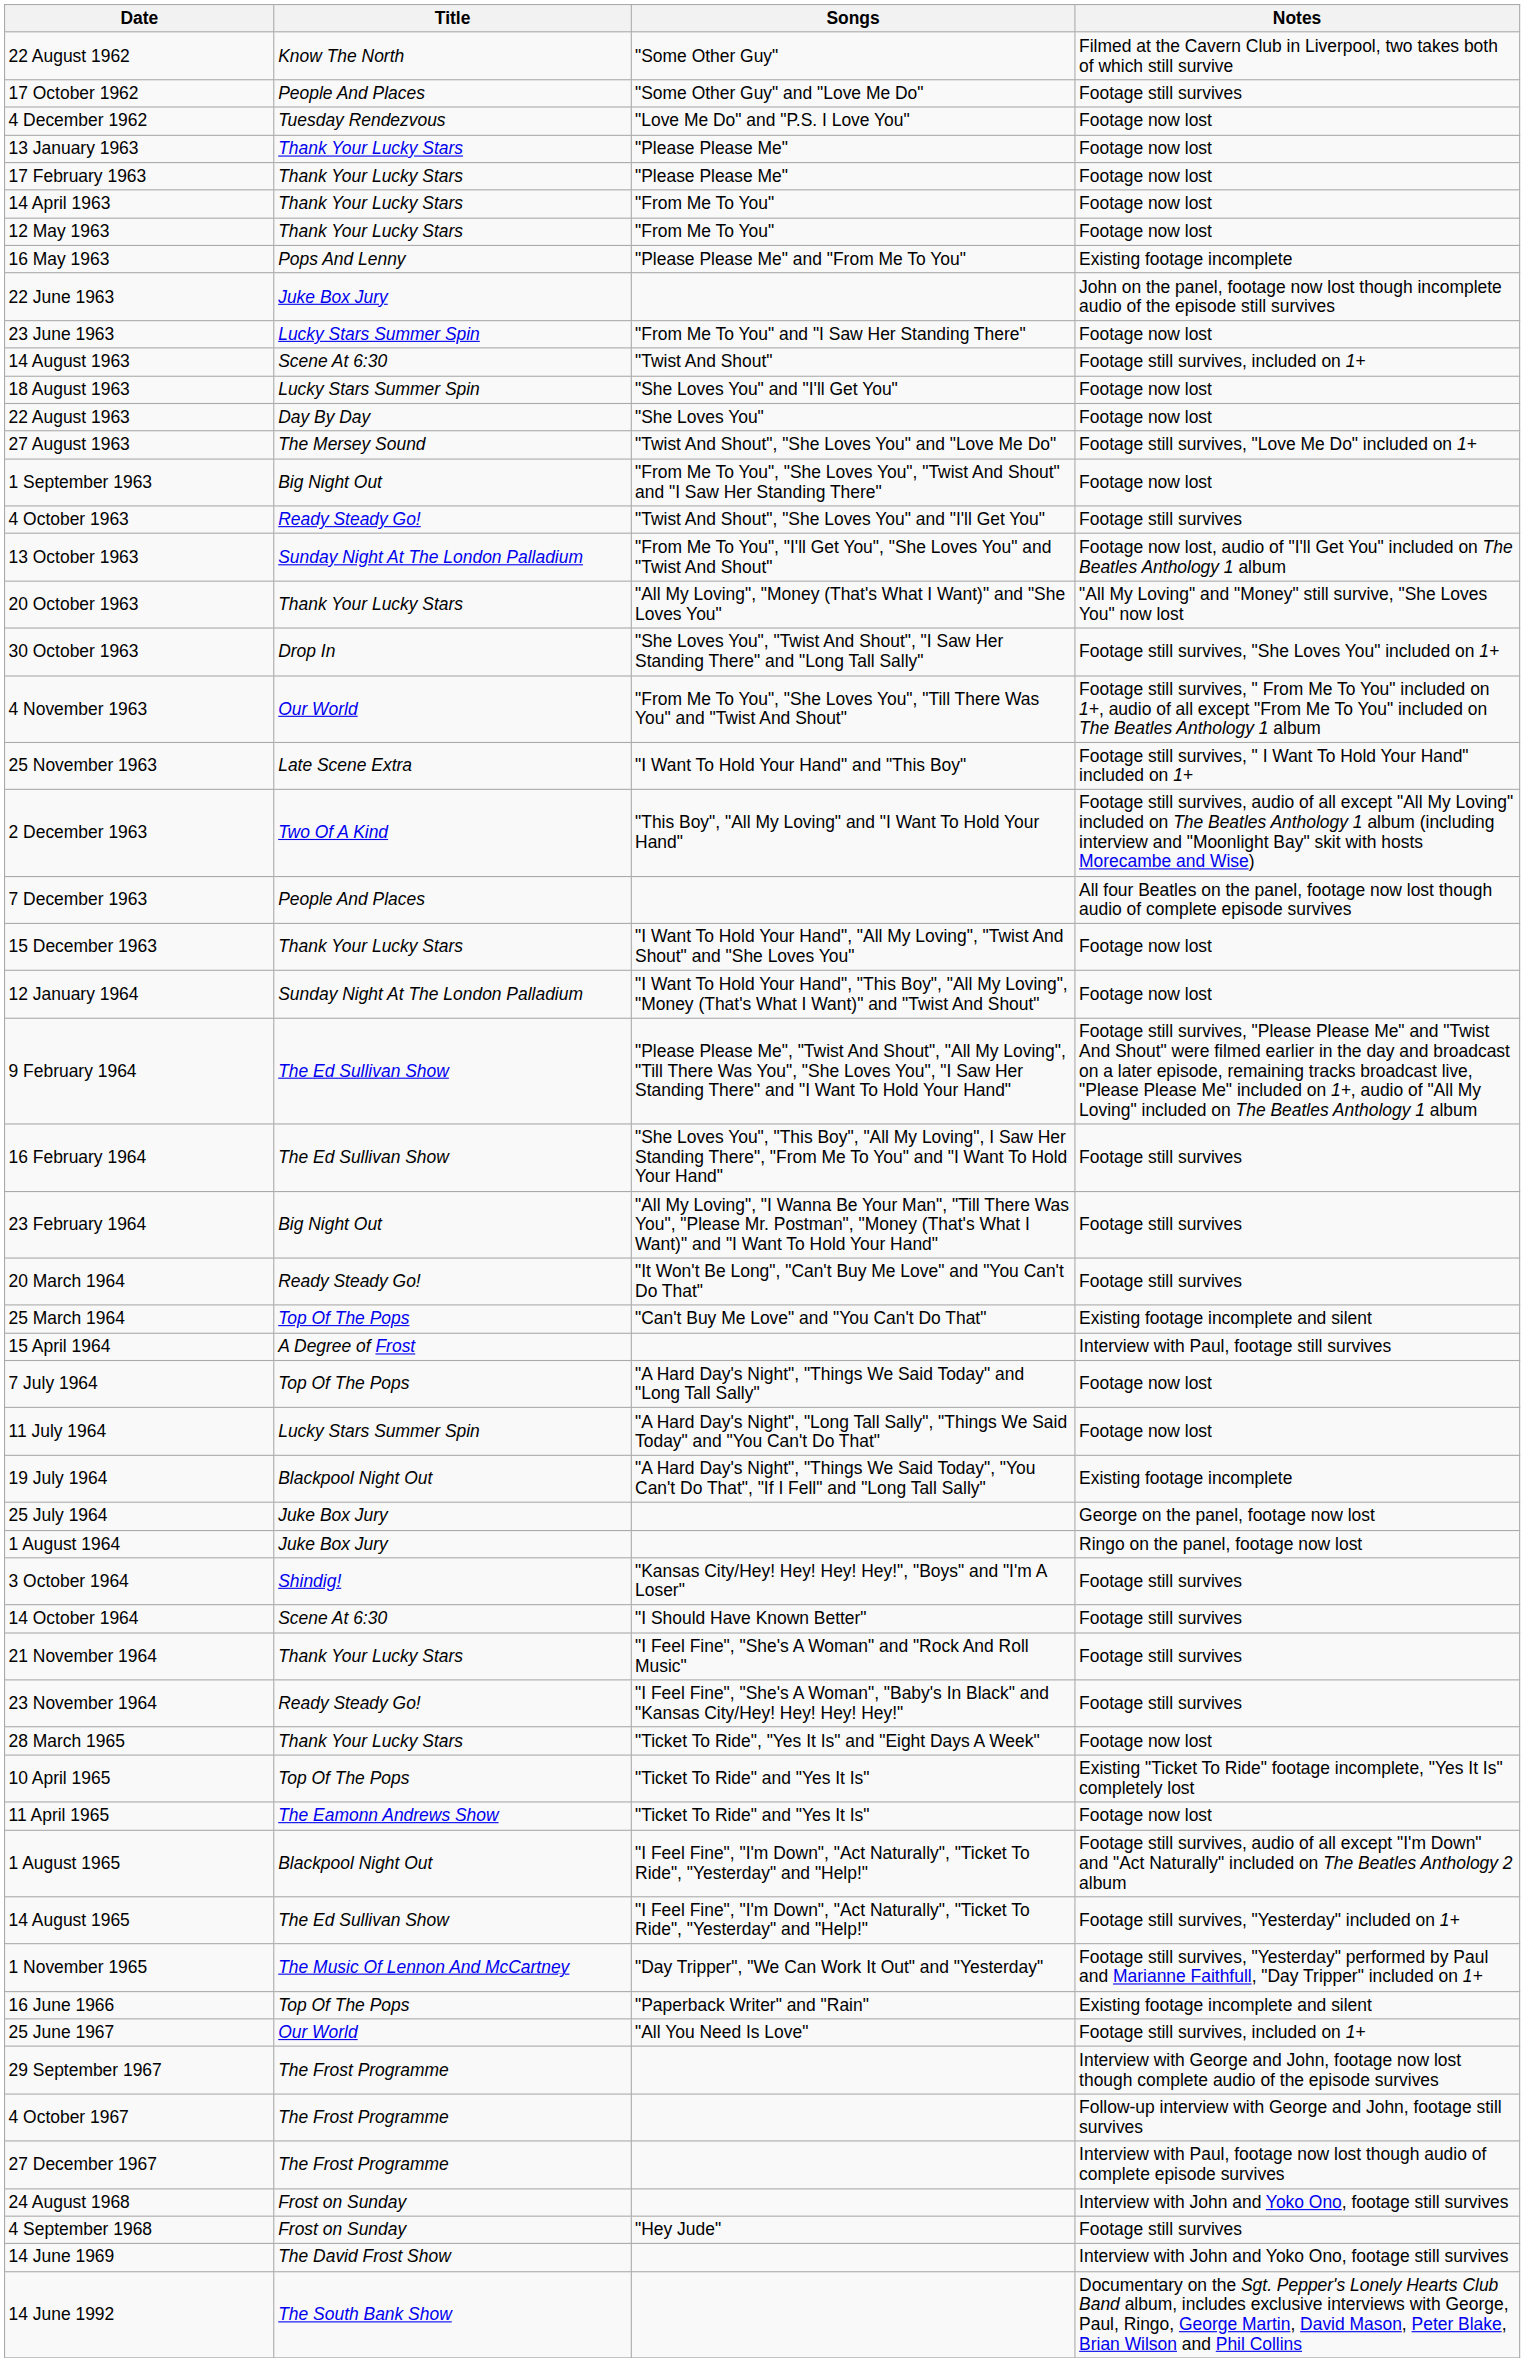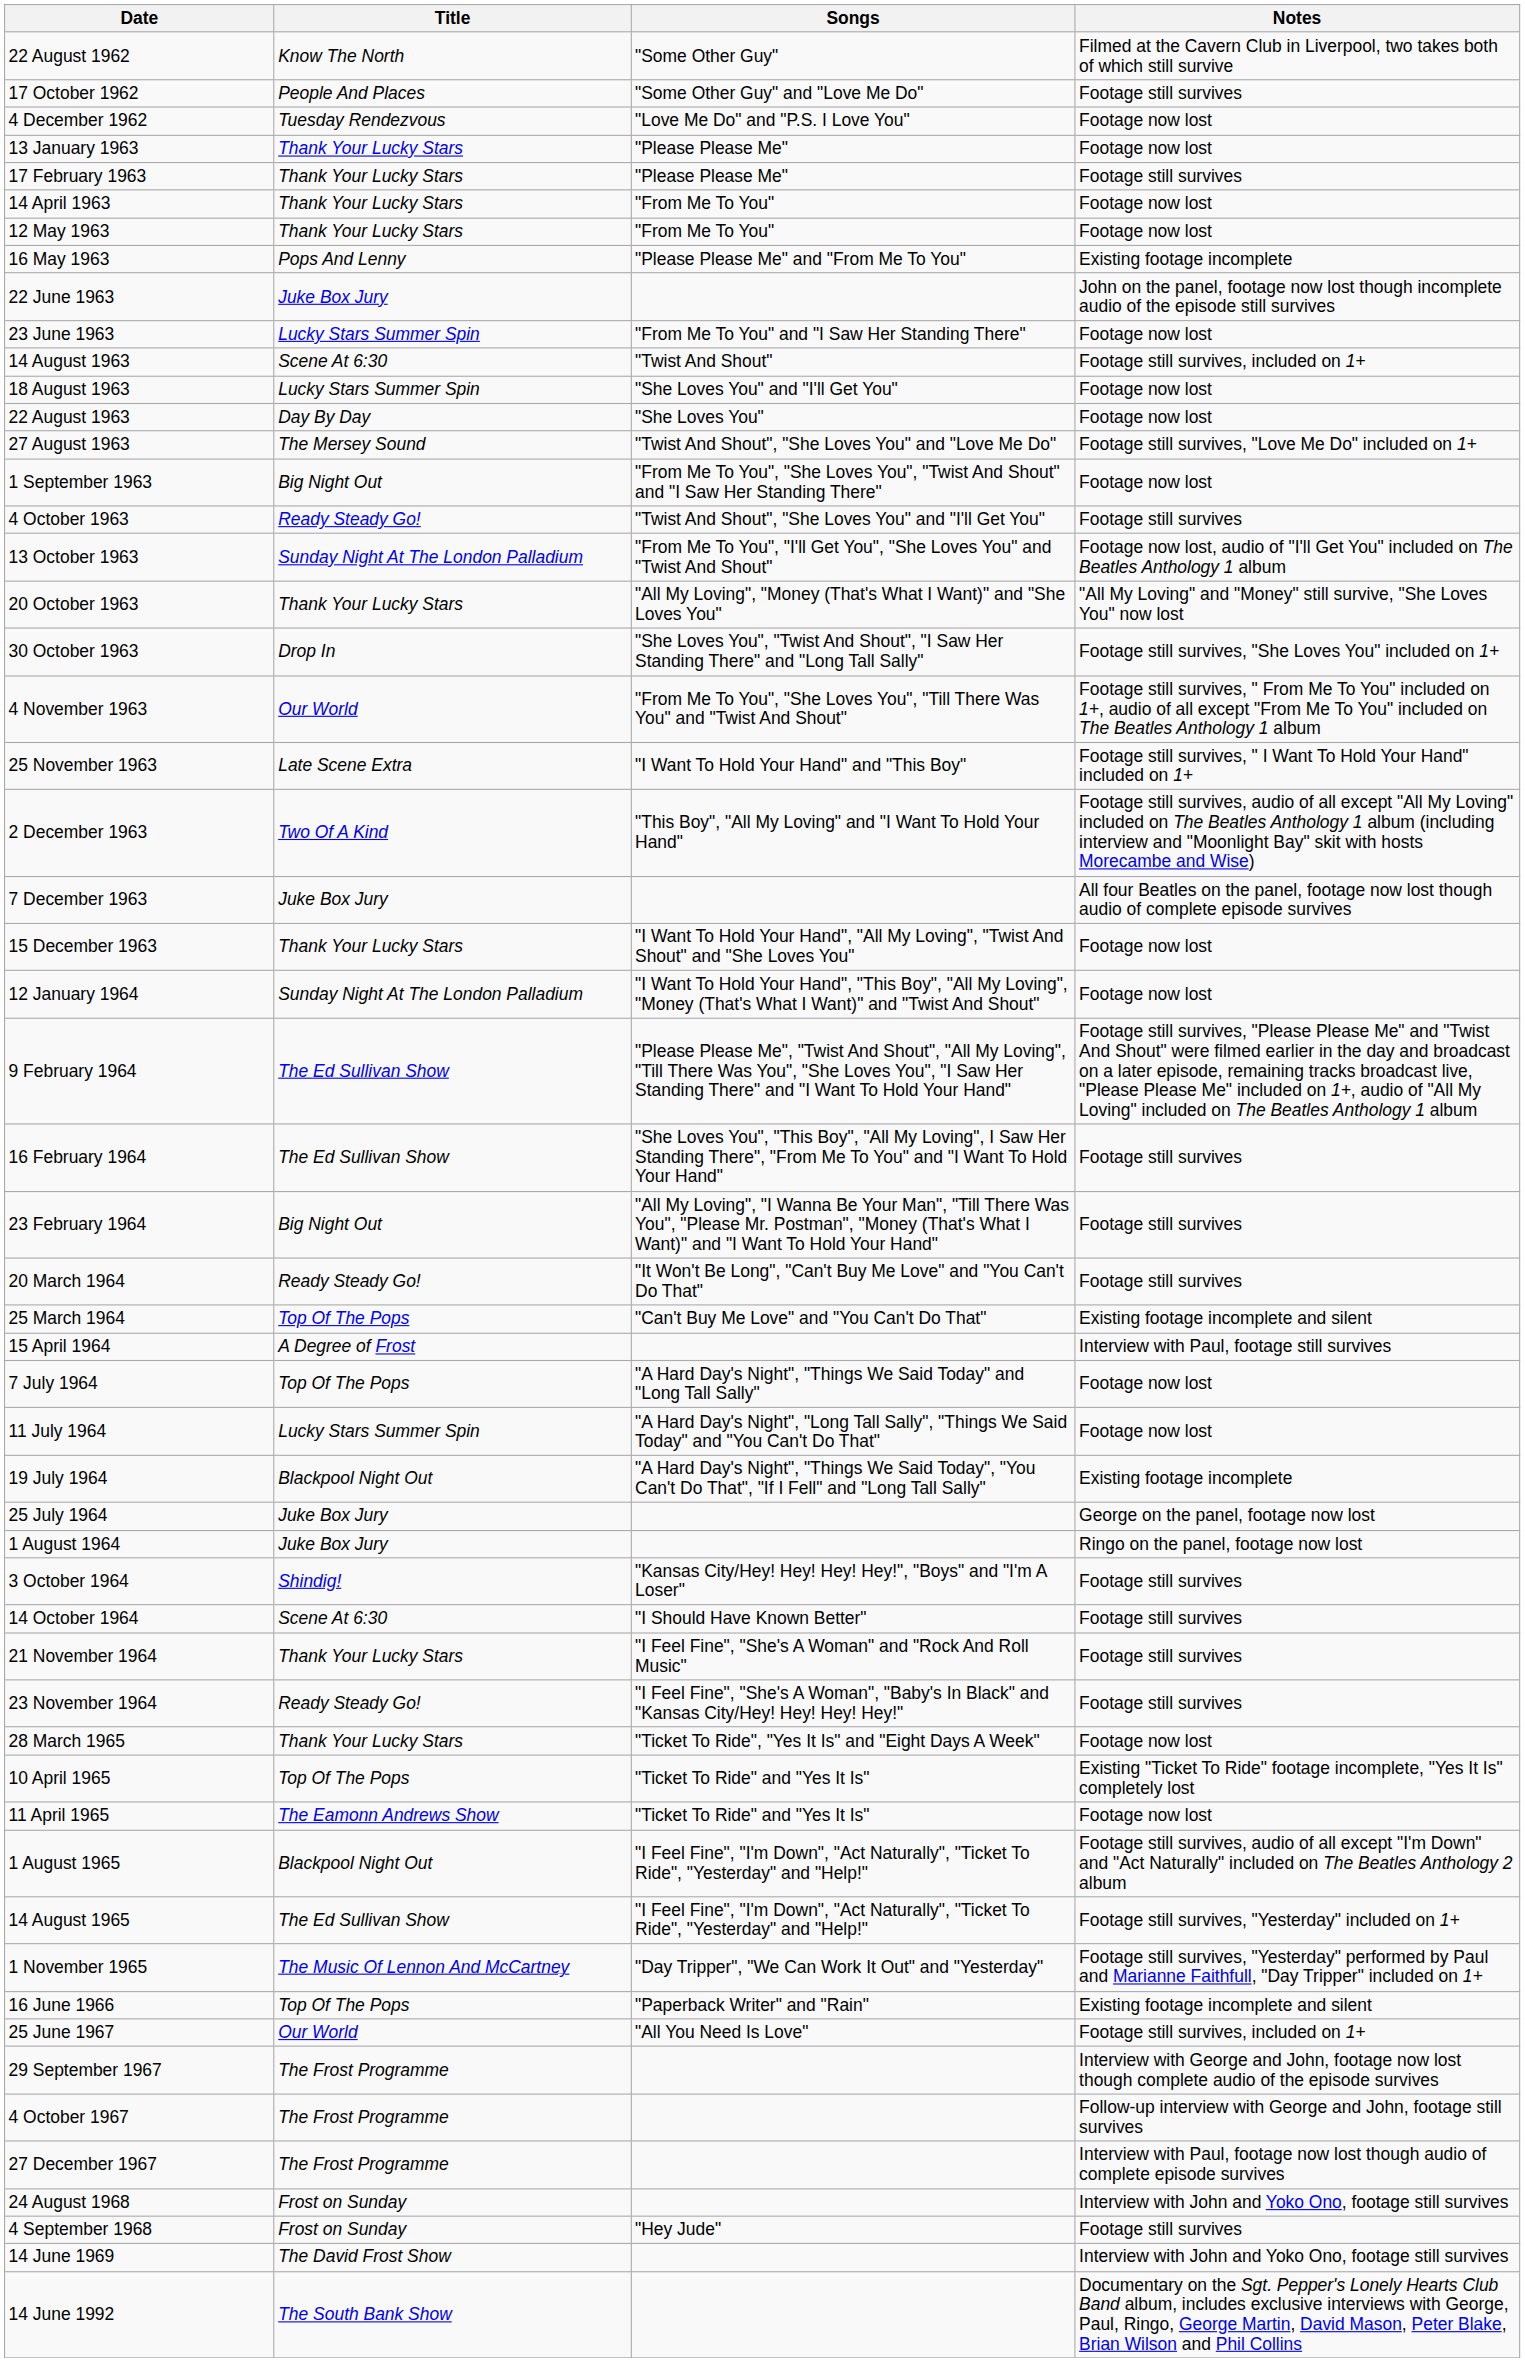(1145, 176) Footage now lost -> (1160, 176) Footage still survives
(352, 899) People And Places -> (333, 899) Juke Box Jury
